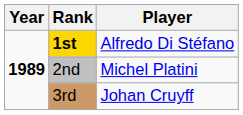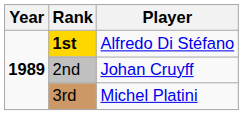(149, 69) Michel Platini -> (147, 69) Johan Cruyff
(147, 95) Johan Cruyff -> (149, 95) Michel Platini
